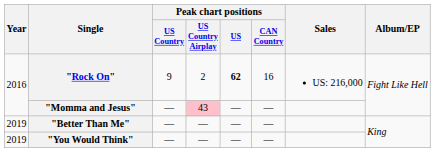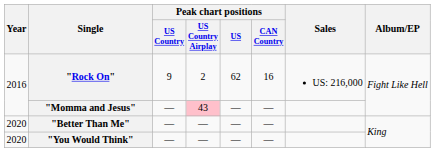(236, 77) bold -> (236, 77) normal
(17, 124) 2019 -> (17, 124) 2020
(17, 139) 2019 -> (17, 139) 2020
